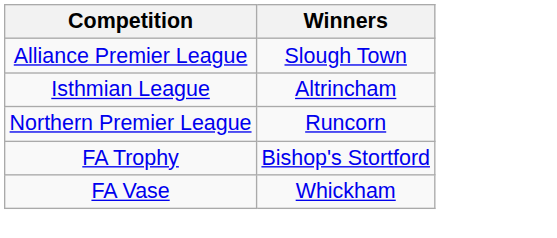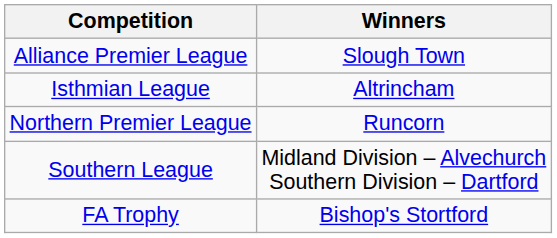+ row: (131, 169)
- row: (131, 191)
